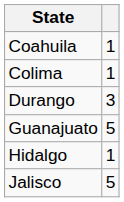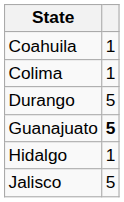(111, 100) 3 -> (111, 100) 5
(111, 127) normal -> (111, 127) bold
